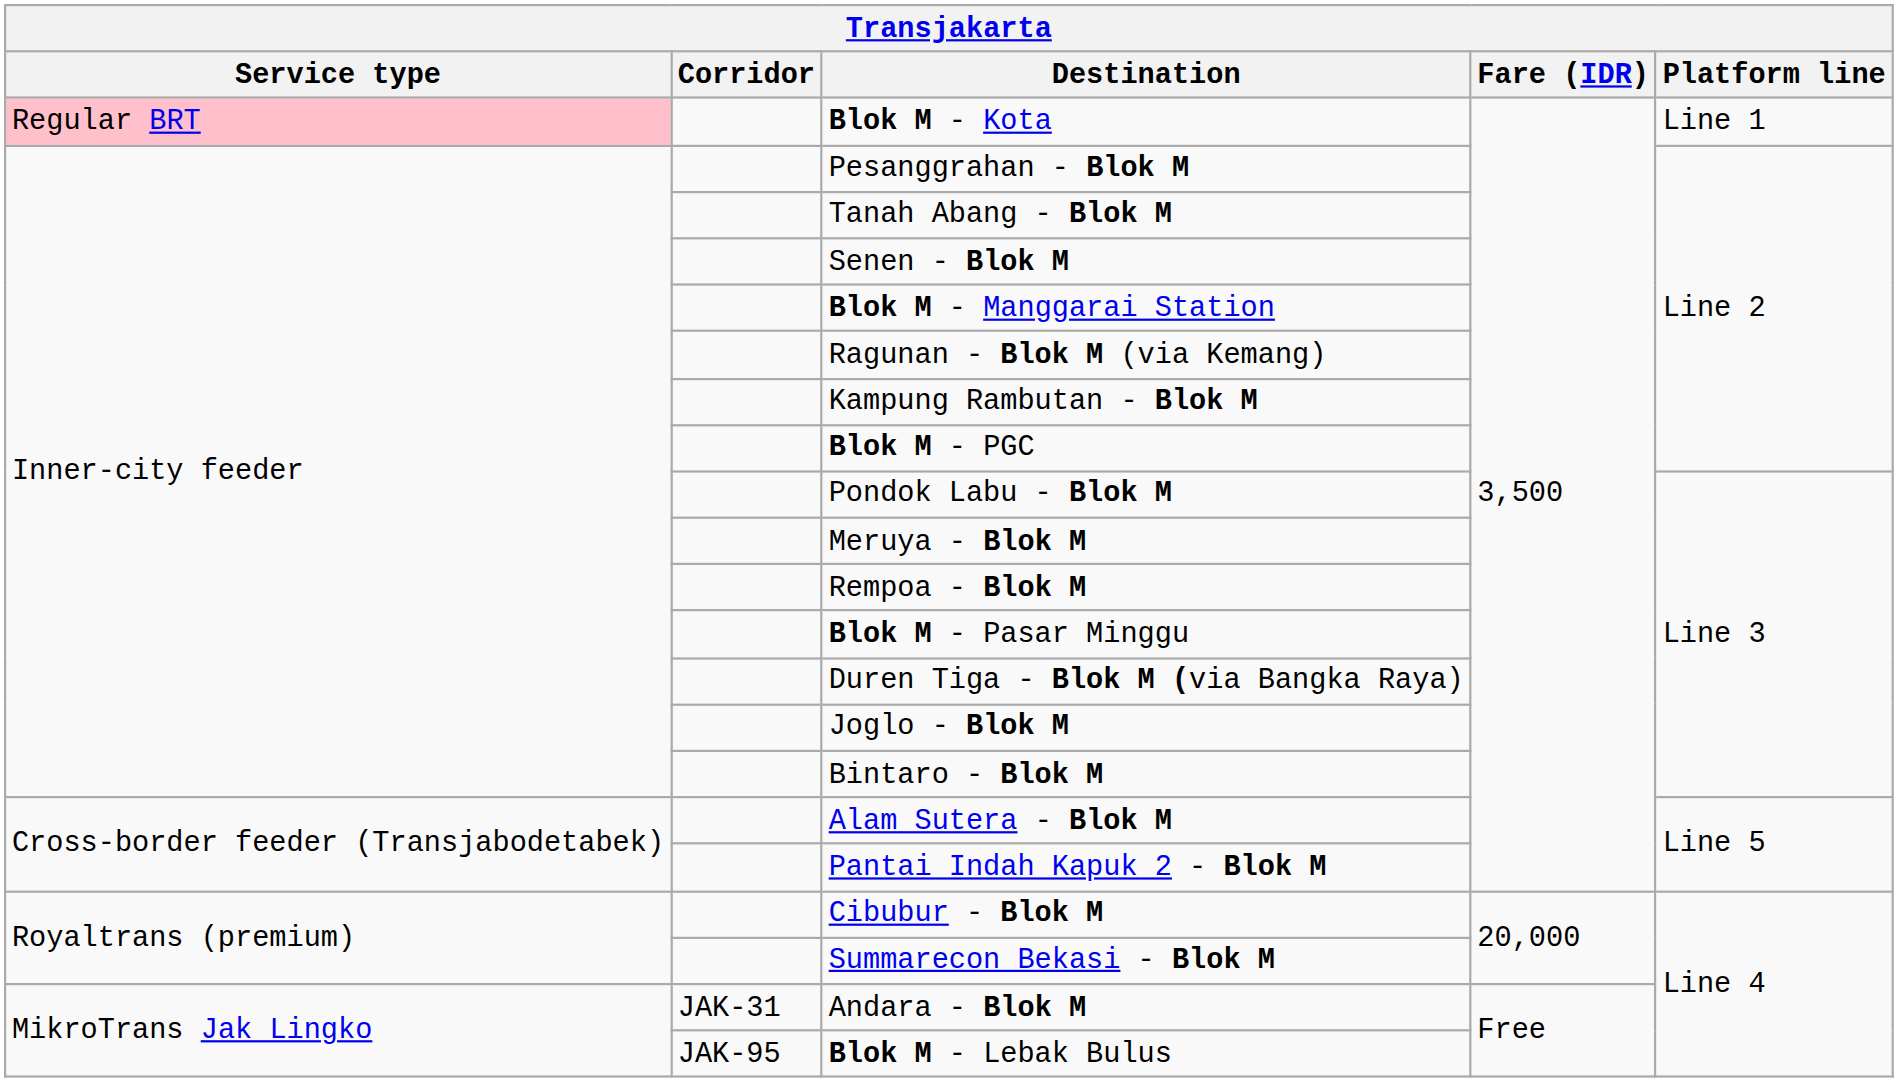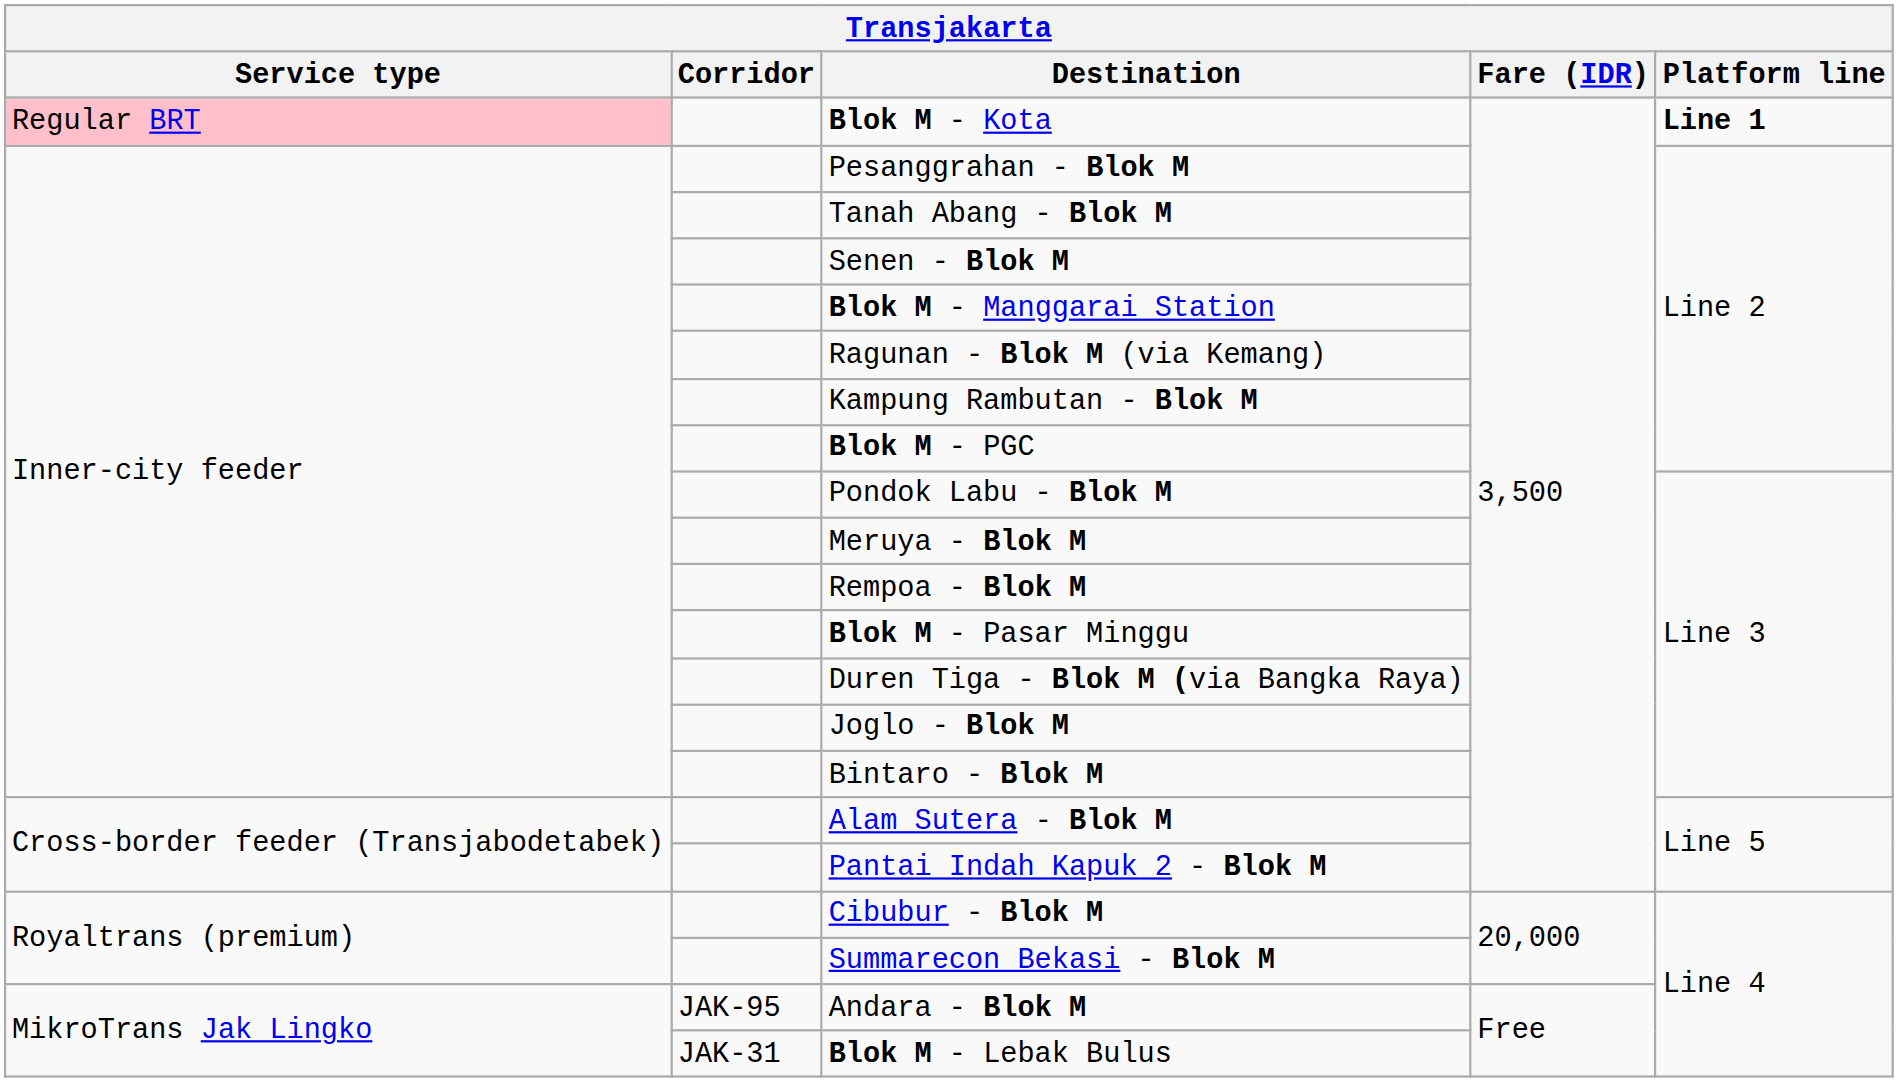(1714, 122) normal -> (1714, 122) bold
(729, 1007) JAK-31 -> (729, 1007) JAK-95
(729, 1054) JAK-95 -> (729, 1054) JAK-31
